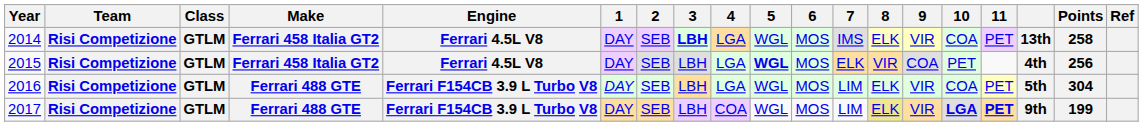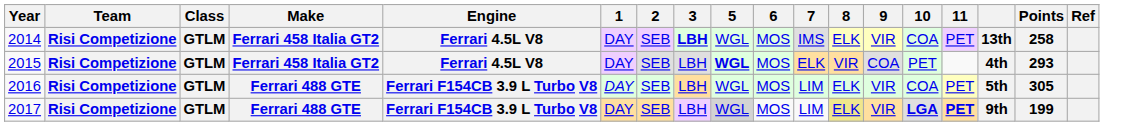- column: (731, 16)
(1081, 63) 256 -> (1041, 63) 293
(1081, 86) 304 -> (1041, 86) 305
(771, 109) no background -> (732, 109) lightgrey background
